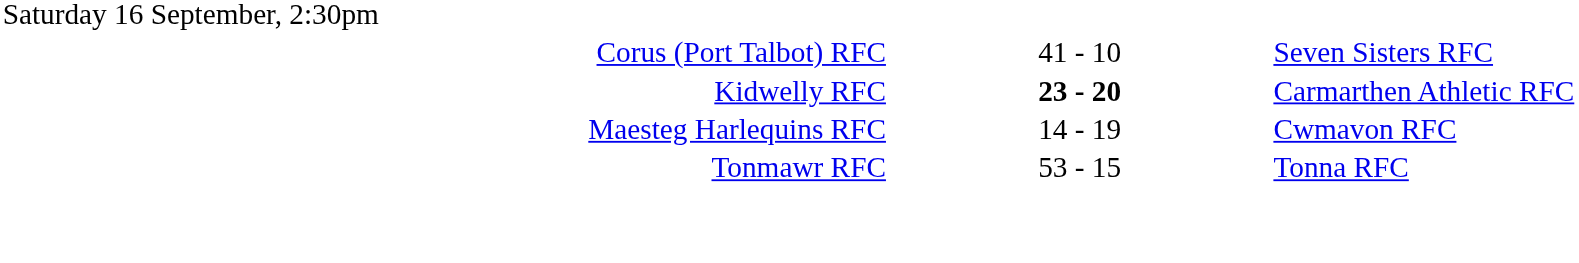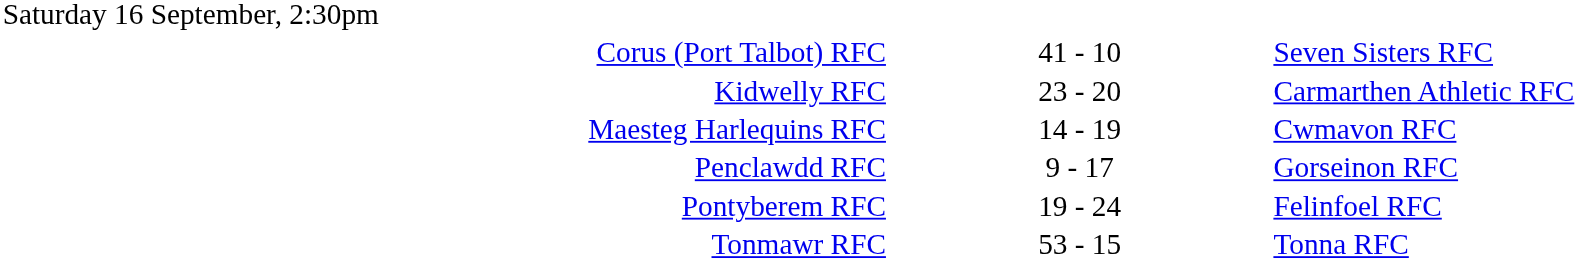(1080, 91) bold -> (1080, 91) normal
+ row: (790, 167)
+ row: (784, 206)
